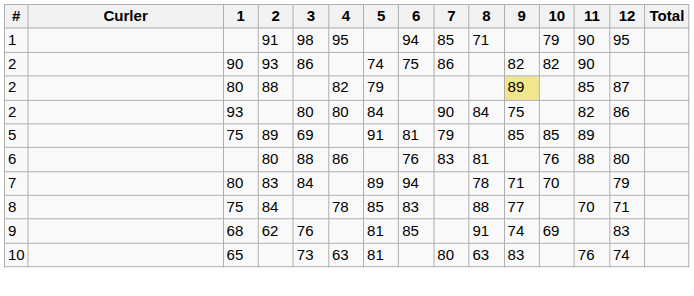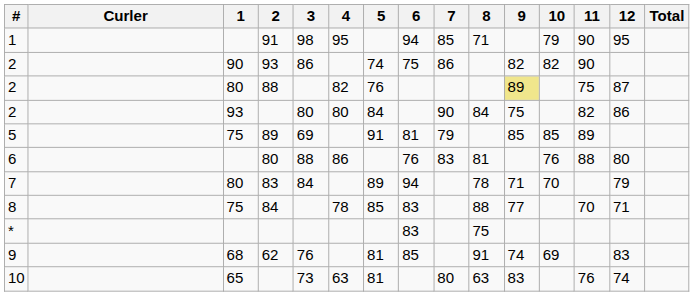(375, 87) 79 -> (375, 87) 76
(586, 87) 85 -> (586, 87) 75
+ row: (11, 231)
